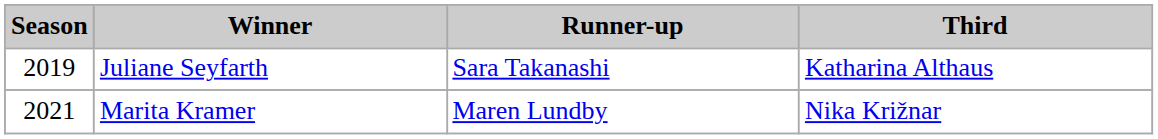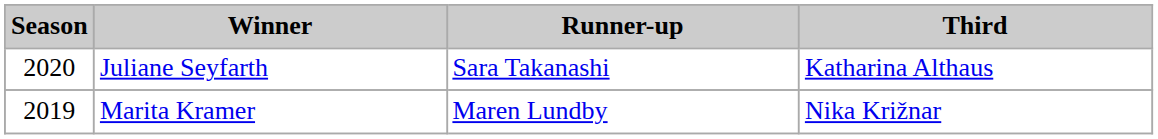(49, 68) 2019 -> (49, 68) 2020
(49, 110) 2021 -> (49, 110) 2019
